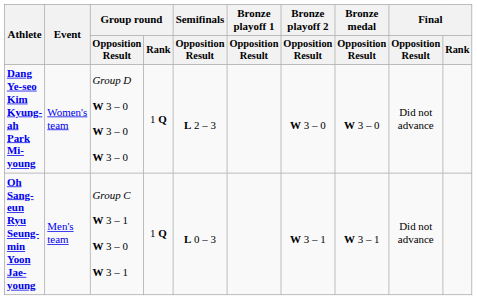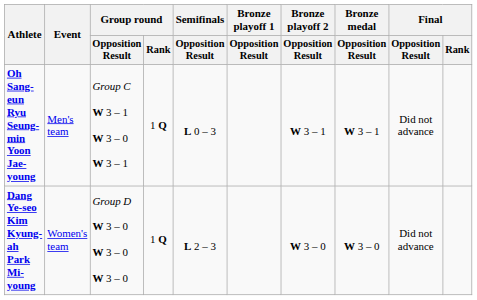rows swapped: (23, 234) <-> (25, 119)
